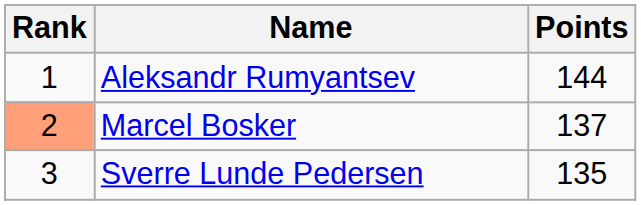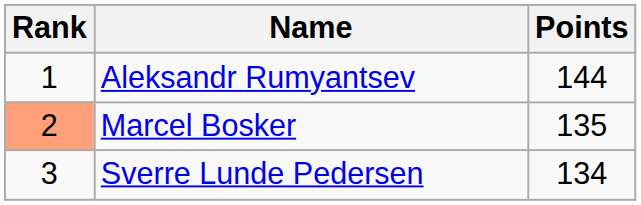(582, 125) 137 -> (582, 125) 135
(582, 174) 135 -> (582, 174) 134
